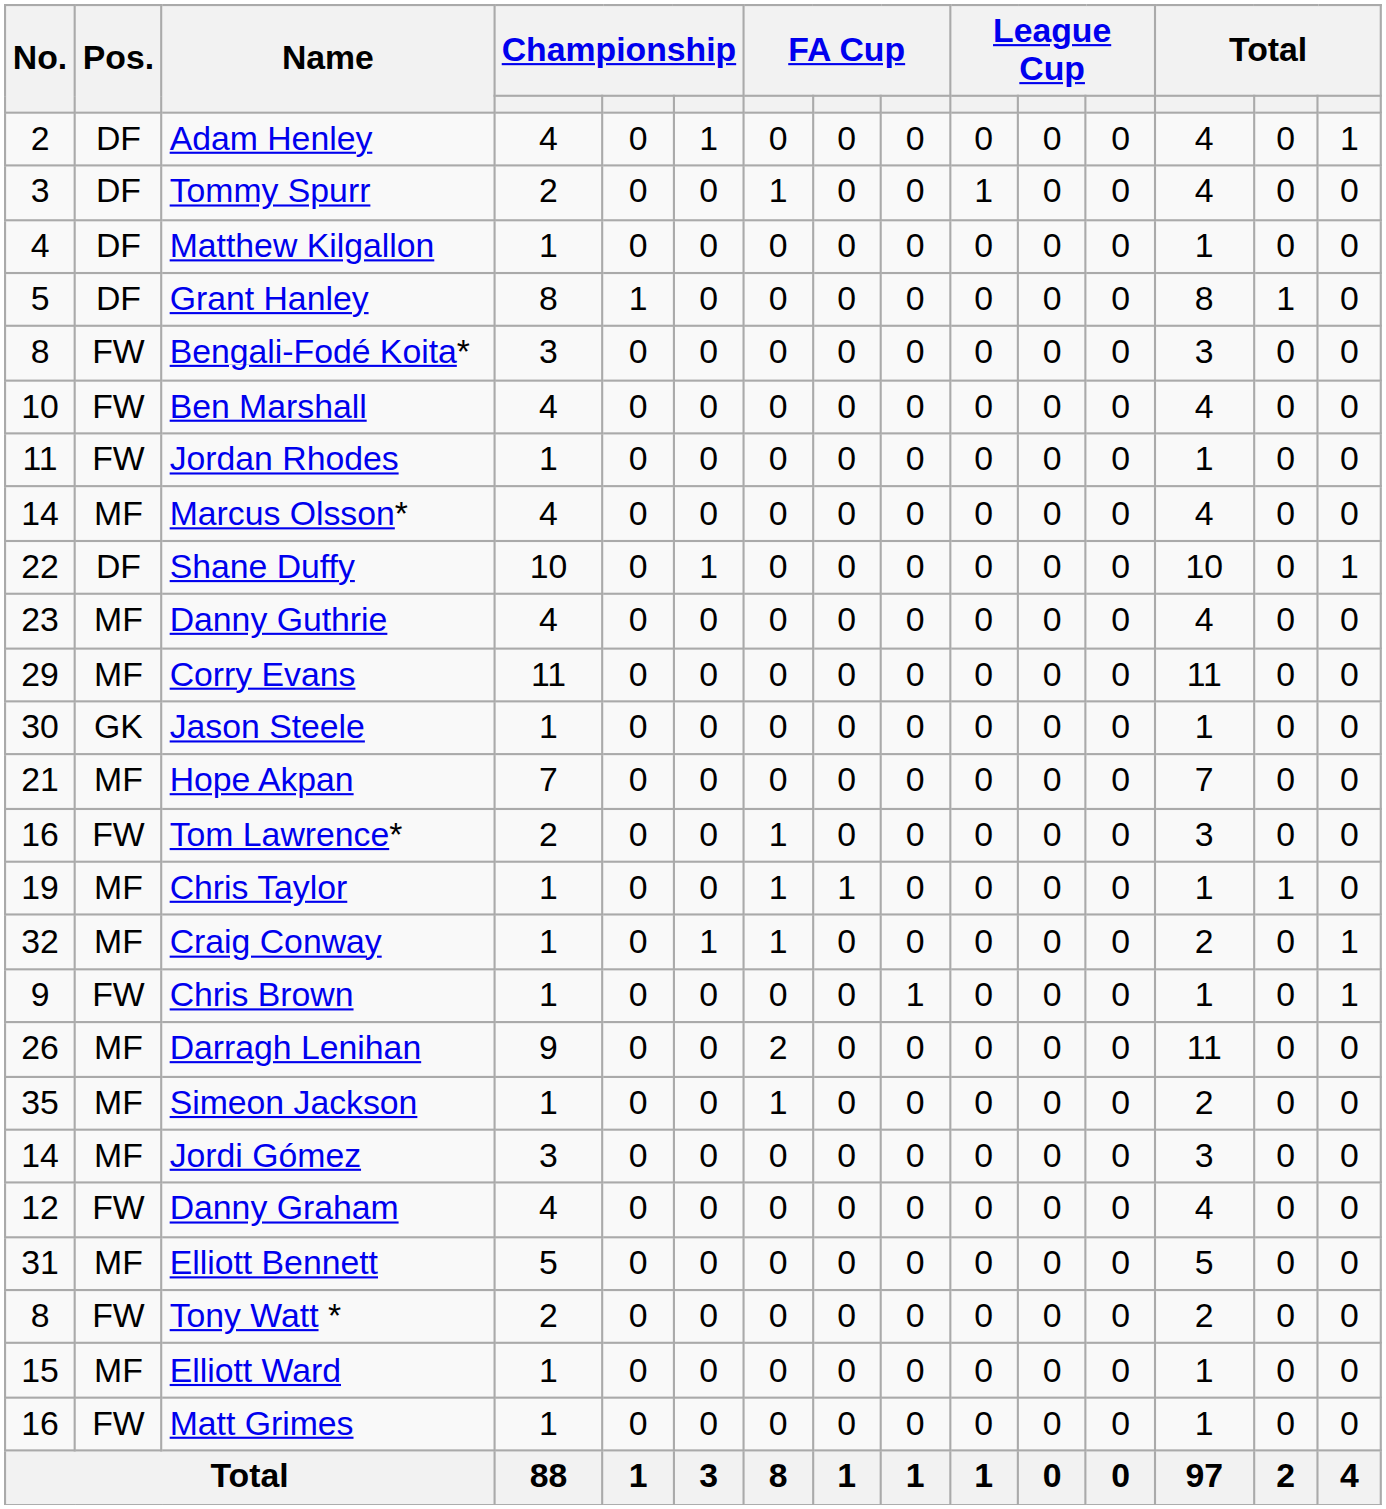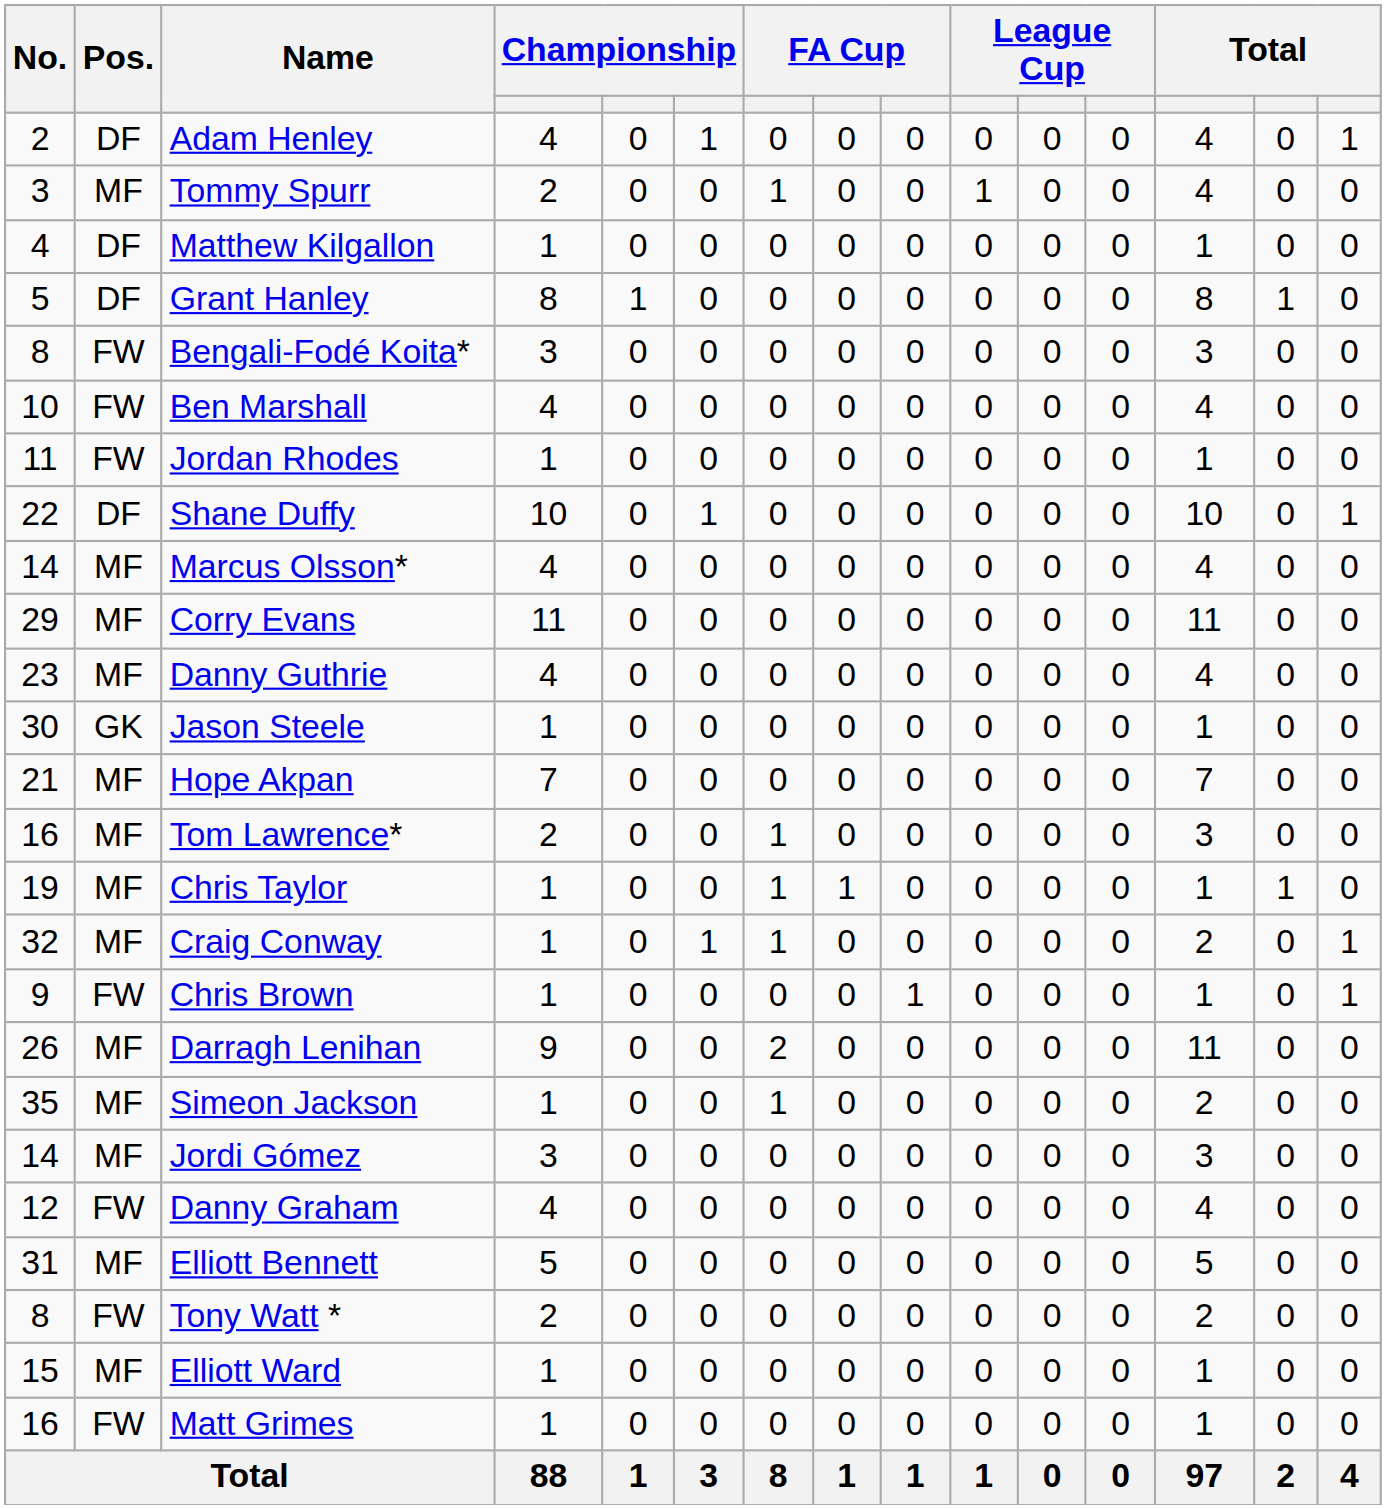(118, 191) DF -> (118, 191) MF
rows swapped: (289, 513) <-> (262, 566)
rows swapped: (279, 620) <-> (263, 673)
(118, 834) FW -> (118, 834) MF
